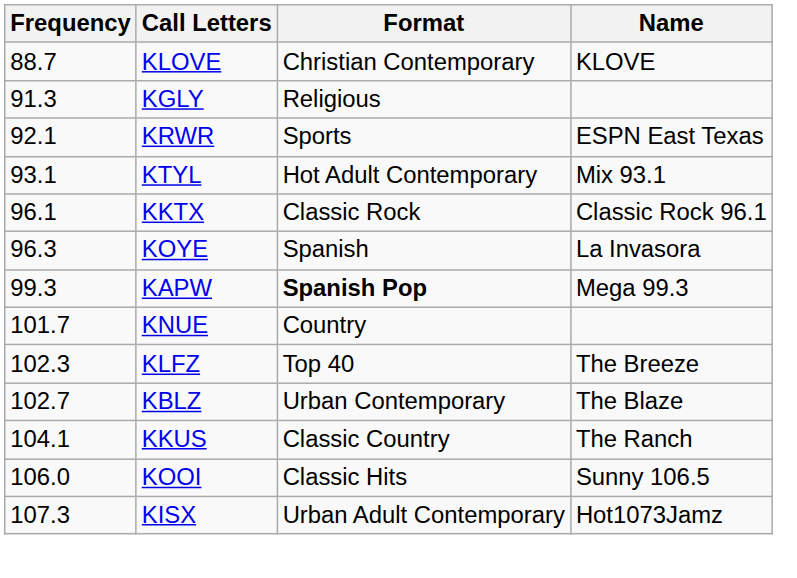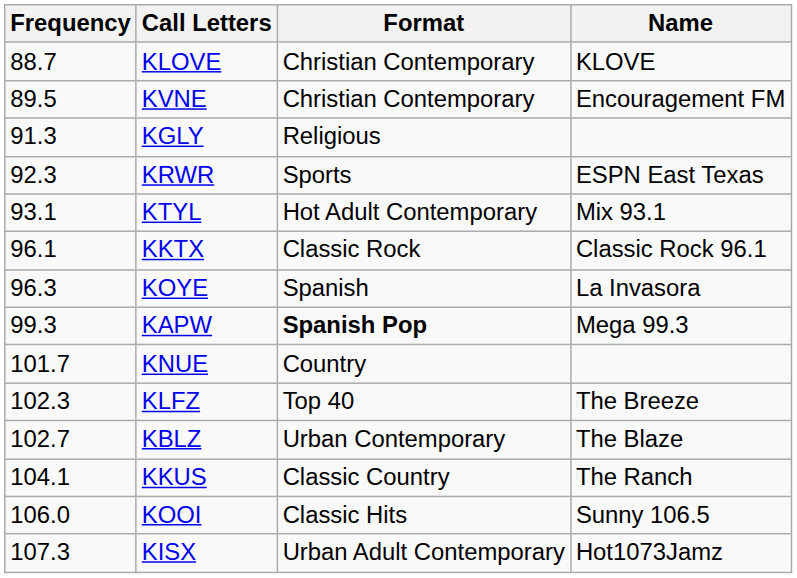+ row: (174, 99)
(33, 136) 92.1 -> (33, 174) 92.3
